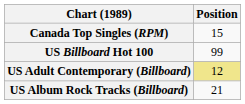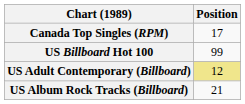(217, 33) 15 -> (217, 33) 17
